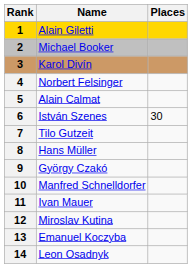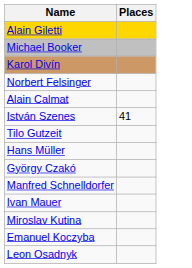- column: (20, 13)
(157, 116) 30 -> (125, 116) 41
